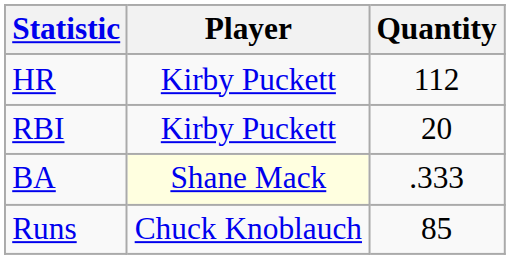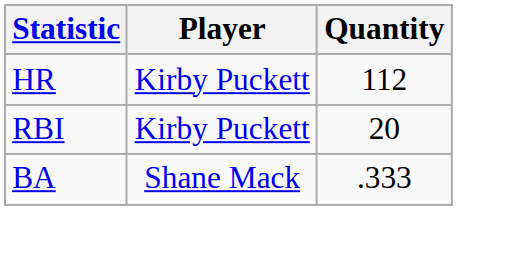(248, 178) lightyellow background -> (222, 178) no background
- row: (44, 228)
